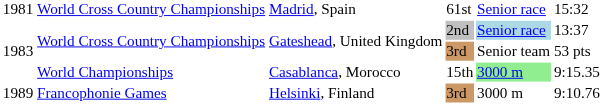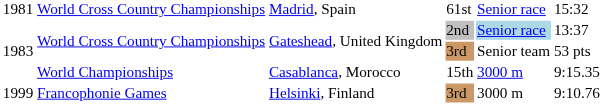(500, 72) lightgreen background -> (500, 72) no background
(18, 93) 1989 -> (18, 93) 1999
